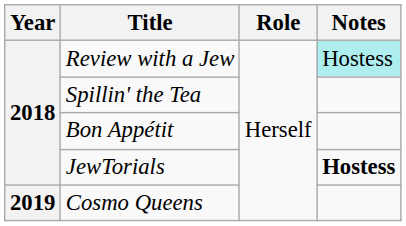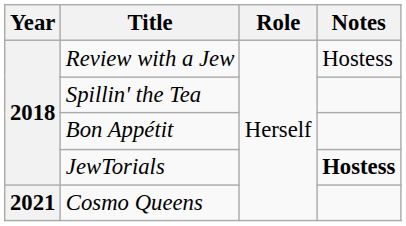(357, 58) paleturquoise background -> (357, 58) no background
(33, 202) 2019 -> (33, 202) 2021
